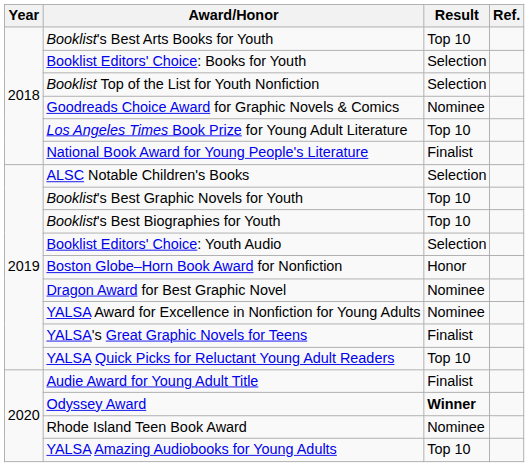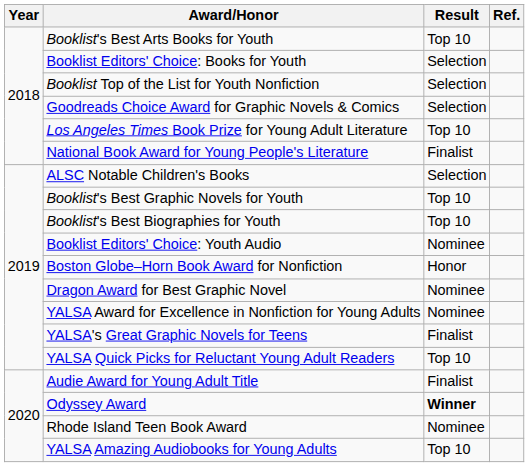(456, 107) Nominee -> (457, 107) Selection
(457, 244) Selection -> (456, 244) Nominee
